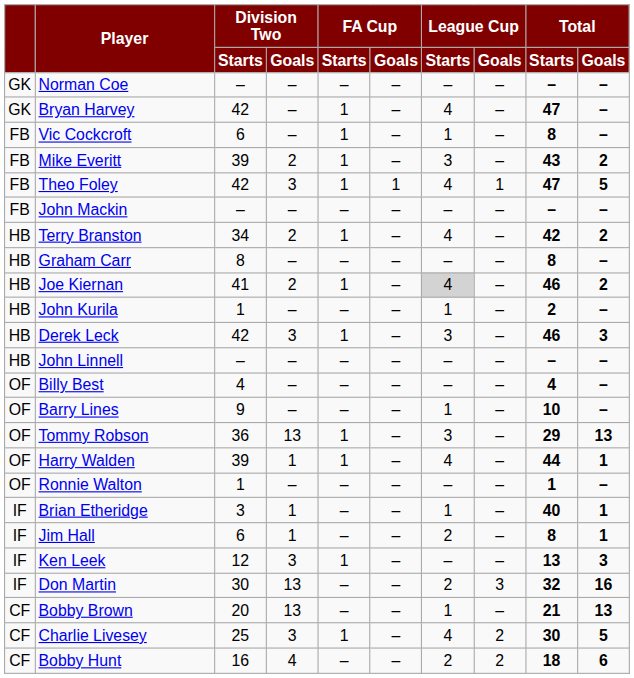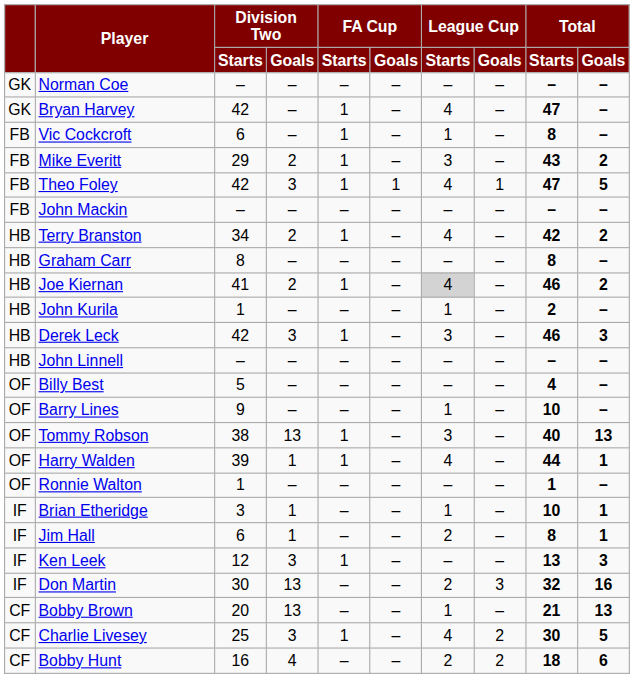(240, 160) 39 -> (240, 160) 29
(240, 385) 4 -> (240, 385) 5
(240, 435) 36 -> (240, 435) 38
(552, 435) 29 -> (552, 435) 40
(552, 511) 40 -> (552, 511) 10
